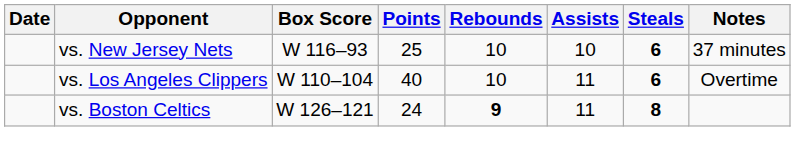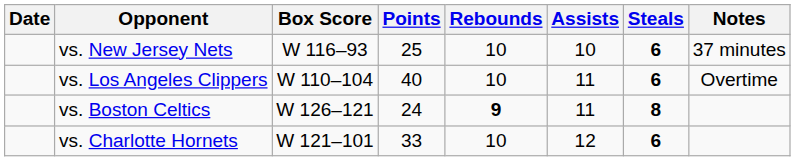+ row: (148, 140)
